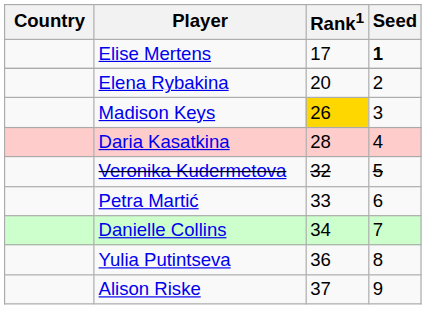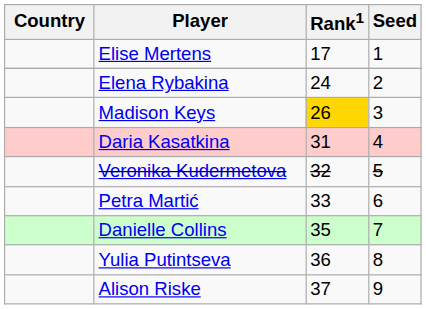(378, 53) bold -> (378, 53) normal
(320, 83) 20 -> (320, 83) 24
(320, 141) 28 -> (320, 141) 31
(320, 230) 34 -> (320, 230) 35
